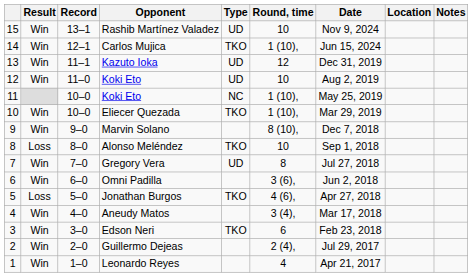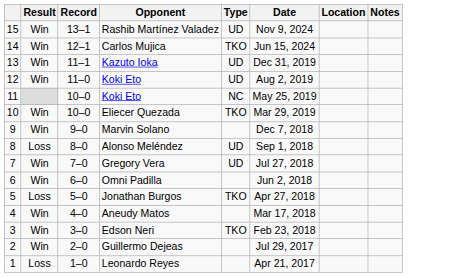- column: (283, 12)
(236, 146) TKO -> (236, 146) UD
(40, 264) Win -> (40, 264) Loss
